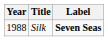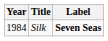(17, 28) 1988 -> (17, 28) 1984
